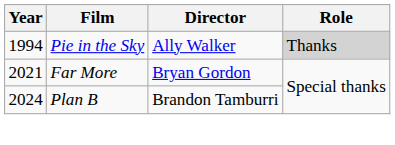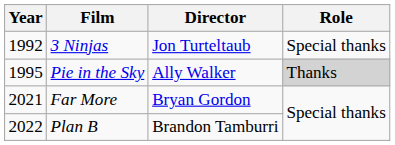+ row: (79, 45)
(26, 45) 1994 -> (26, 72) 1995
(26, 99) 2024 -> (26, 126) 2022
